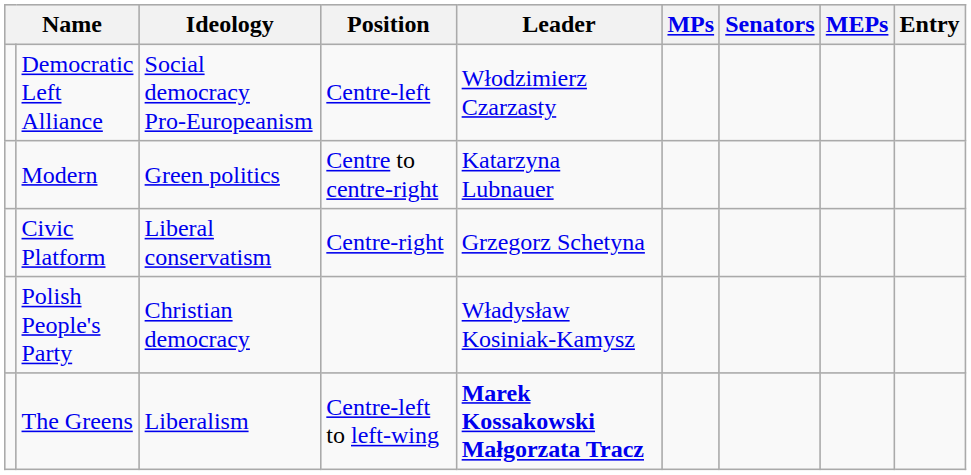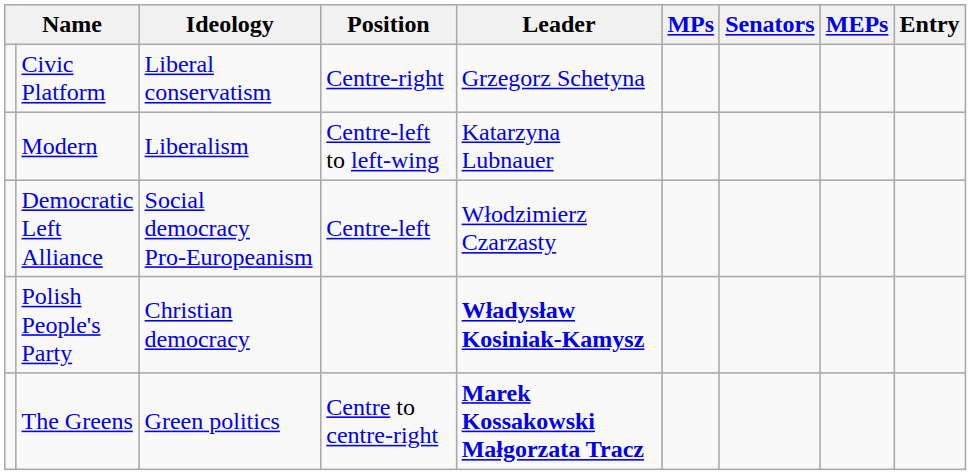rows swapped: (64, 242) <-> (77, 92)
(212, 174) Green politics -> (197, 146) Liberalism
(382, 174) Centre to centre-right -> (383, 146) Centre-left to left-wing
(548, 325) normal -> (553, 325) bold
(197, 421) Liberalism -> (212, 421) Green politics
(383, 421) Centre-left to left-wing -> (382, 421) Centre to centre-right
